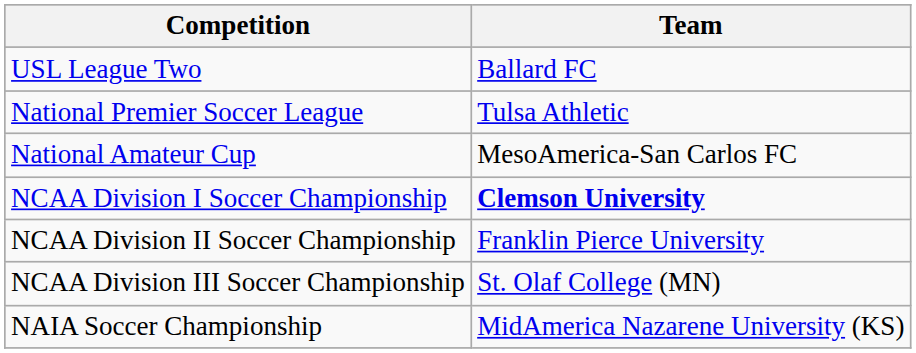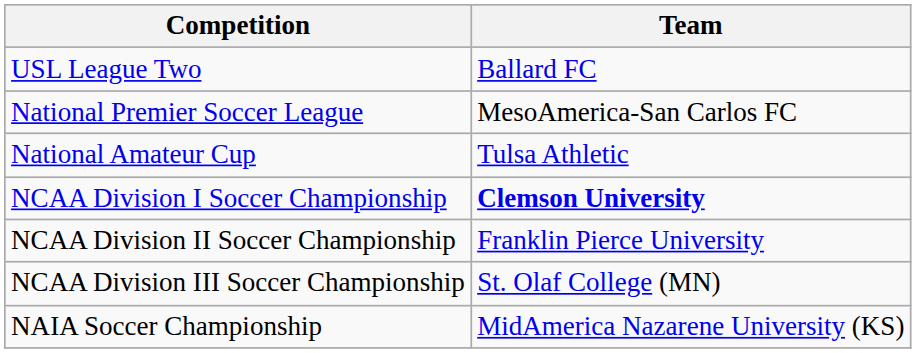(553, 111) Tulsa Athletic -> (637, 111) MesoAmerica-San Carlos FC
(637, 154) MesoAmerica-San Carlos FC -> (553, 154) Tulsa Athletic
